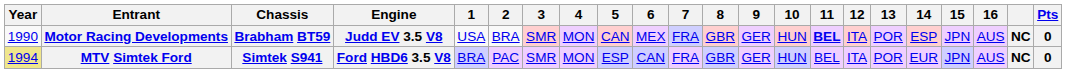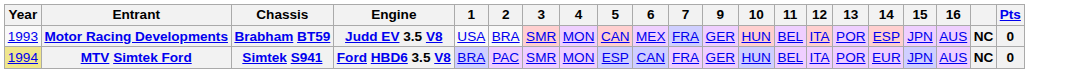- column: (720, 15)
(23, 36) 1990 -> (23, 36) 1993
(827, 36) bold -> (790, 36) normal
